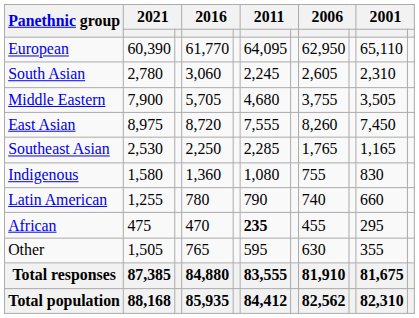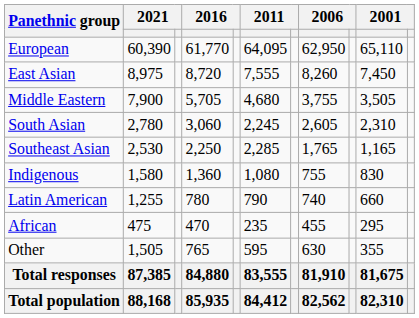rows swapped: (42, 124) <-> (47, 74)
(256, 225) bold -> (256, 225) normal
